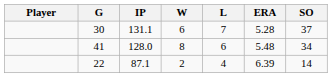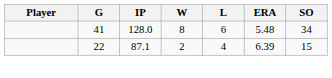- row: (99, 30)
(306, 64) 14 -> (306, 47) 15
